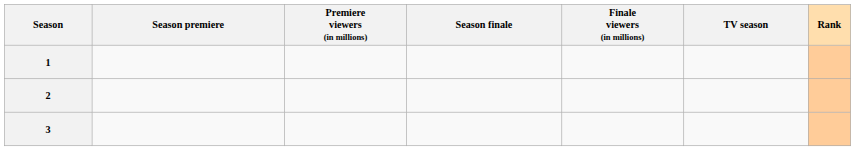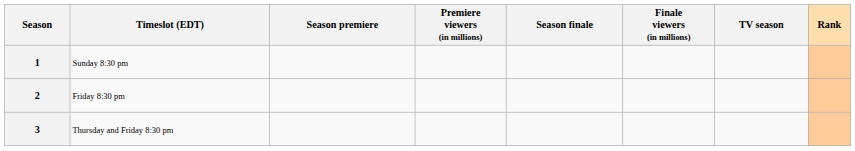+ column: (170, 25)
